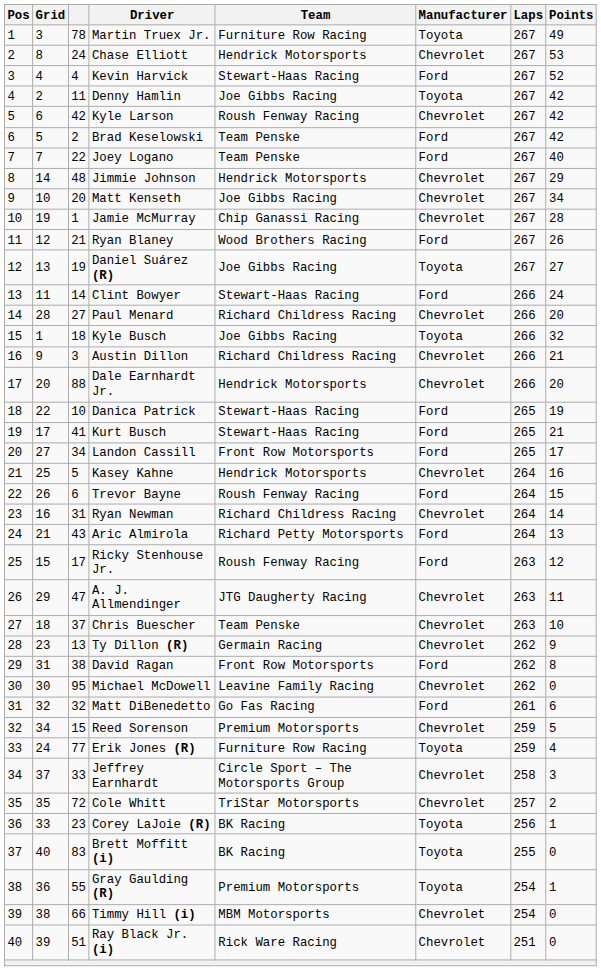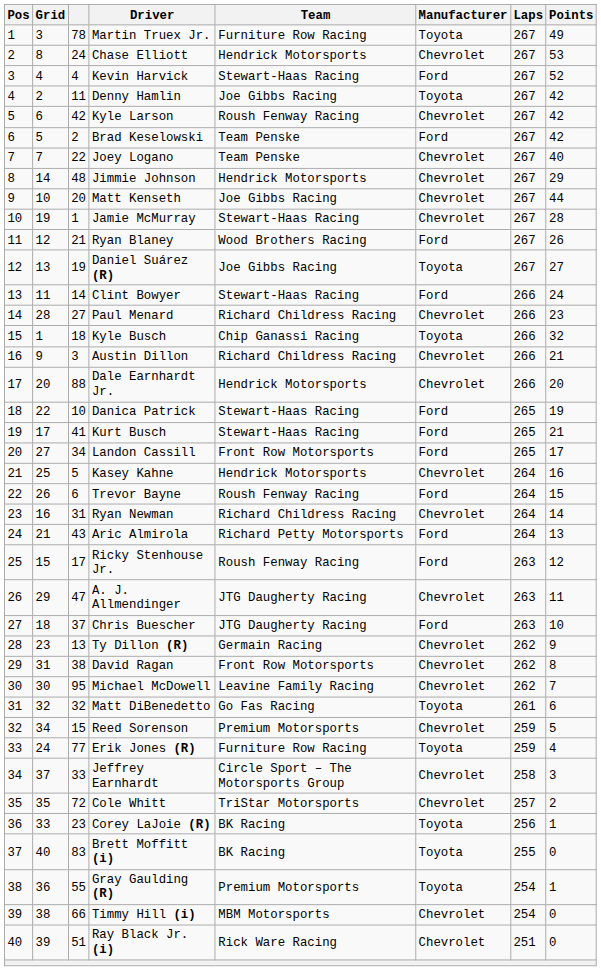(433, 158) Ford -> (452, 158) Chevrolet
(556, 199) 34 -> (556, 199) 44
(289, 219) Chip Ganassi Racing -> (289, 219) Stewart-Haas Racing
(556, 315) 20 -> (556, 315) 23
(278, 336) Joe Gibbs Racing -> (289, 336) Chip Ganassi Racing
(259, 625) Team Penske -> (292, 625) JTG Daugherty Racing
(452, 625) Chevrolet -> (433, 625) Ford
(433, 666) Ford -> (452, 666) Chevrolet
(553, 686) 0 -> (553, 686) 7
(433, 707) Ford -> (441, 707) Toyota
